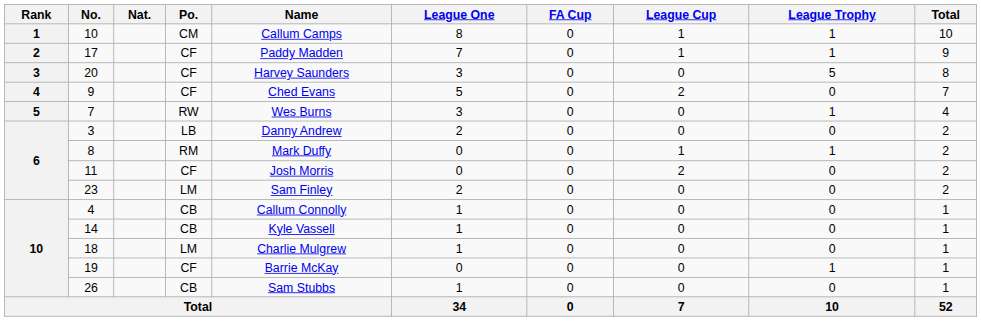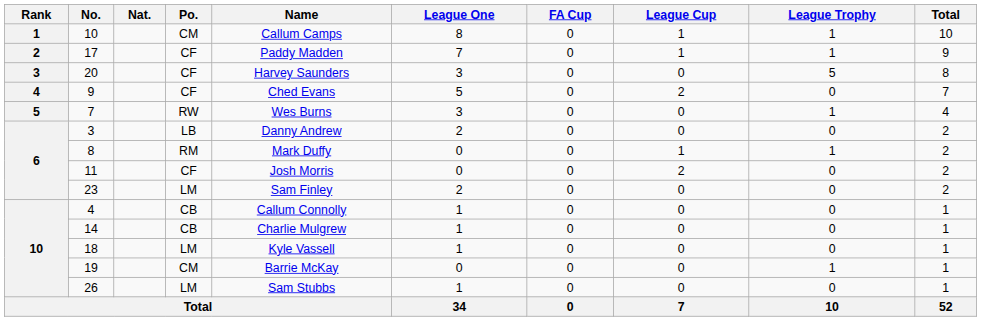(302, 229) Kyle Vassell -> (302, 229) Charlie Mulgrew
(302, 248) Charlie Mulgrew -> (302, 248) Kyle Vassell
(189, 268) CF -> (189, 268) CM
(189, 287) CB -> (189, 287) LM
